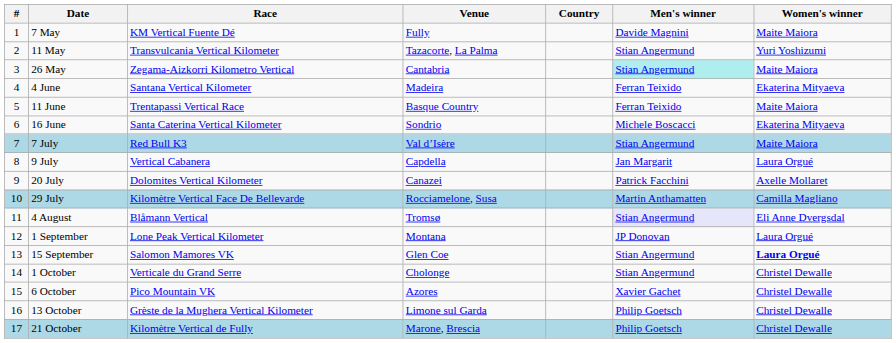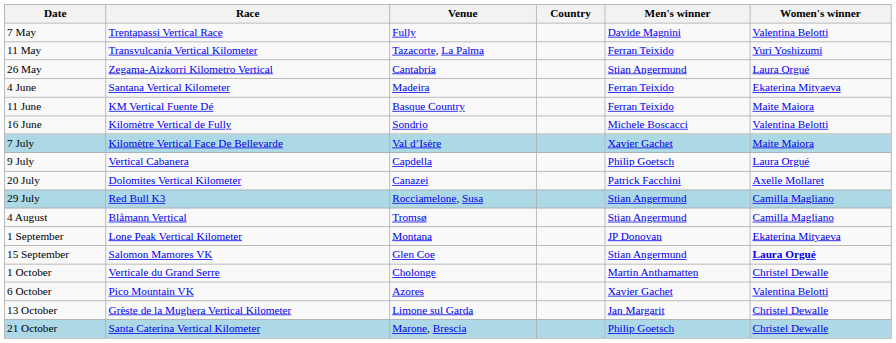- column: (16, 14)
(182, 32) KM Vertical Fuente Dé -> (166, 32) Trentapassi Vertical Race
(787, 32) Maite Maiora -> (790, 32) Valentina Belotti
(655, 51) Stian Angermund -> (641, 51) Ferran Teixido
(655, 69) paleturquoise background -> (647, 69) no background
(787, 69) Maite Maiora -> (781, 69) Laura Orgué
(187, 106) Trentapassi Vertical Race -> (161, 106) KM Vertical Fuente Dé
(206, 125) Santa Caterina Vertical Kilometer -> (170, 125) Kilomètre Vertical de Fully
(800, 125) Ekaterina Mityaeva -> (790, 125) Valentina Belotti
(158, 143) Red Bull K3 -> (196, 143) Kilomètre Vertical Face De Bellevarde
(655, 143) Stian Angermund -> (640, 143) Xavier Gachet
(644, 162) Jan Margarit -> (641, 162) Philip Goetsch
(217, 199) Kilomètre Vertical Face De Bellevarde -> (137, 199) Red Bull K3
(661, 199) Martin Anthamatten -> (647, 199) Stian Angermund
(655, 217) lavender background -> (647, 217) no background
(800, 217) Eli Anne Dvergsdal -> (793, 217) Camilla Magliano
(785, 236) Laura Orgué -> (797, 236) Ekaterina Mityaeva
(655, 273) Stian Angermund -> (653, 273) Martin Anthamatten
(794, 292) Christel Dewalle -> (790, 292) Valentina Belotti
(649, 310) Philip Goetsch -> (636, 310) Jan Margarit
(191, 329) Kilomètre Vertical de Fully -> (184, 329) Santa Caterina Vertical Kilometer
